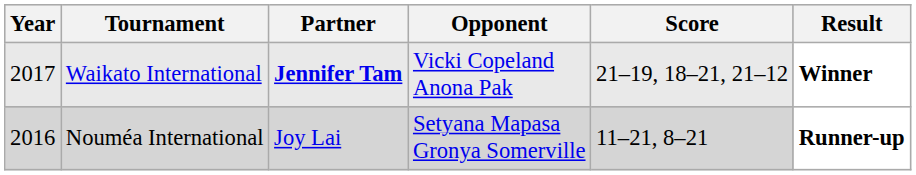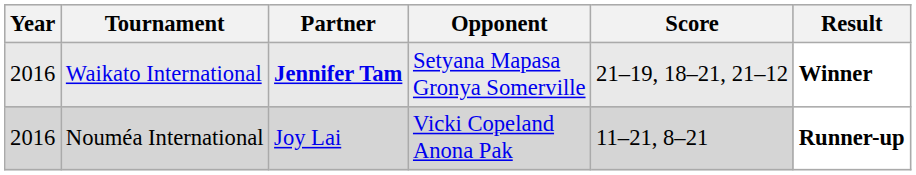(33, 74) 2017 -> (33, 74) 2016
(484, 74) Vicki Copeland Anona Pak -> (499, 74) Setyana Mapasa Gronya Somerville
(499, 138) Setyana Mapasa Gronya Somerville -> (484, 138) Vicki Copeland Anona Pak
